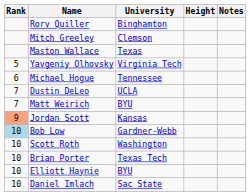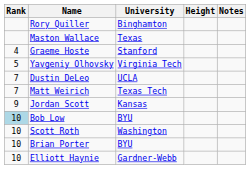- row: (62, 38)
+ row: (59, 51)
- row: (62, 78)
(125, 104) BYU -> (142, 91) Texas Tech
(16, 118) lightsalmon background -> (16, 104) no background
(147, 131) Gardner-Webb -> (125, 118) BYU
(142, 158) Texas Tech -> (125, 144) BYU
(125, 171) BYU -> (147, 158) Gardner-Webb
- row: (62, 185)
